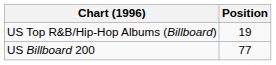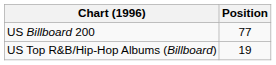rows swapped: (51, 50) <-> (112, 32)
